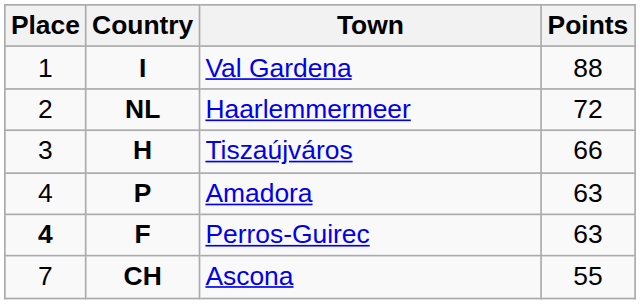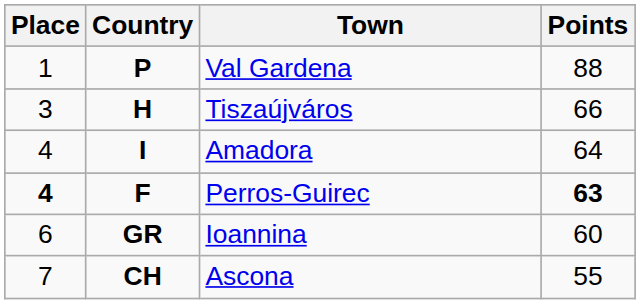(143, 67) I -> (143, 67) P
- row: (308, 109)
(143, 192) P -> (143, 151) I
(588, 192) 63 -> (588, 151) 64
(588, 234) normal -> (588, 192) bold
+ row: (256, 234)
